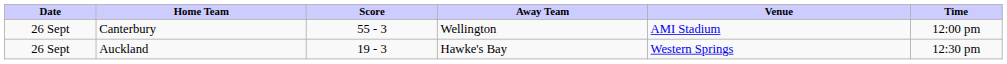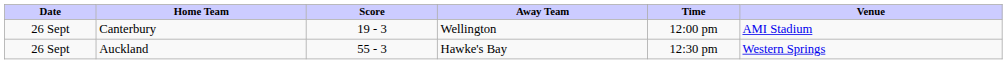columns swapped: (956, 11) <-> (779, 11)
(372, 29) 55 - 3 -> (372, 29) 19 - 3
(372, 49) 19 - 3 -> (372, 49) 55 - 3
